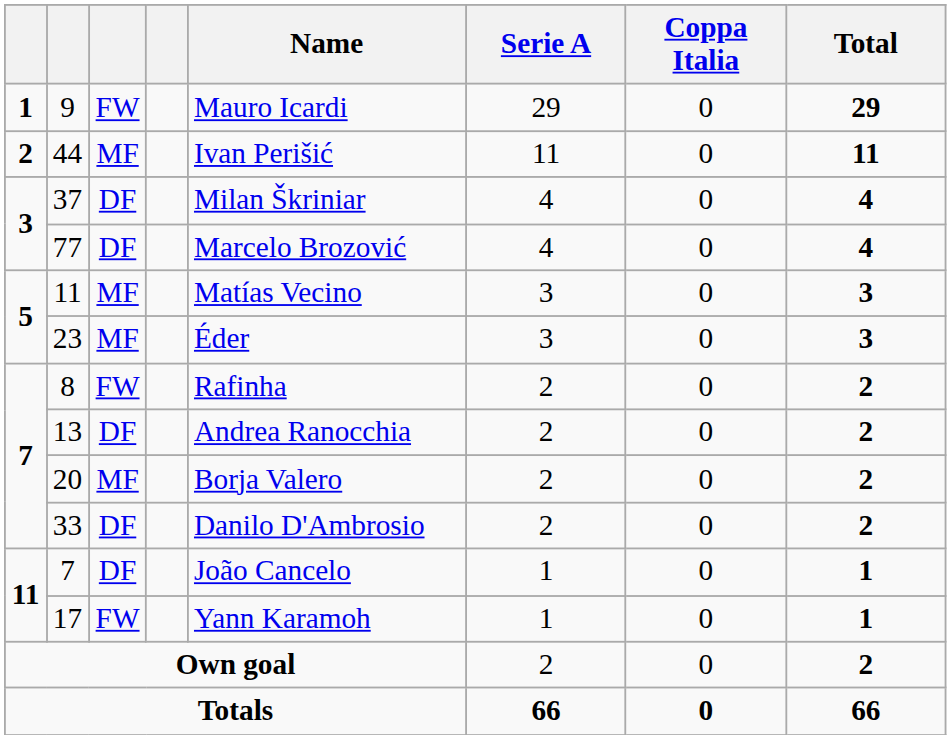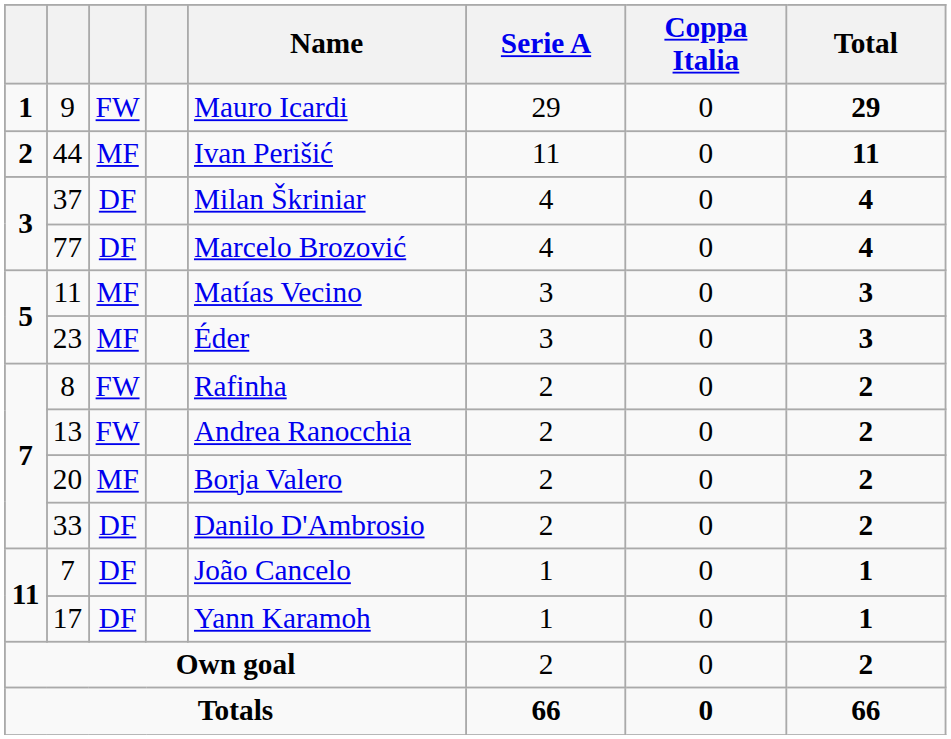(118, 432) DF -> (118, 432) FW
(118, 617) FW -> (118, 617) DF
